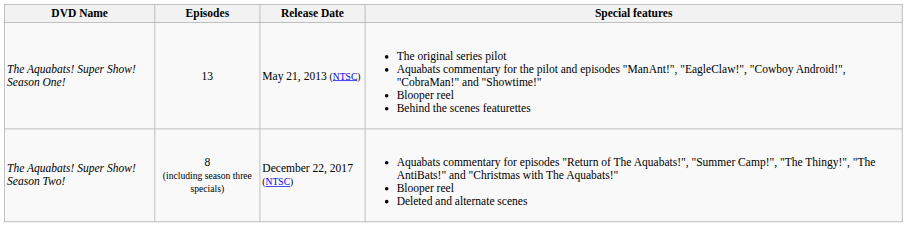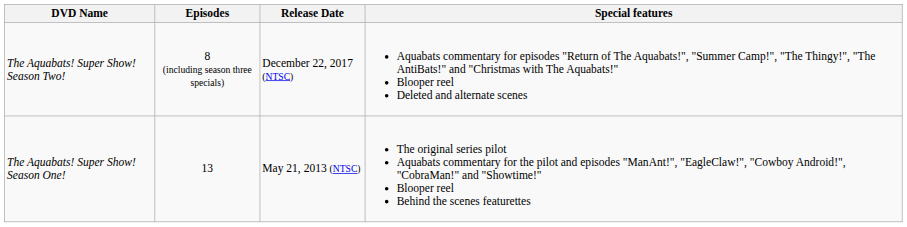rows swapped: (71, 75) <-> (71, 175)
